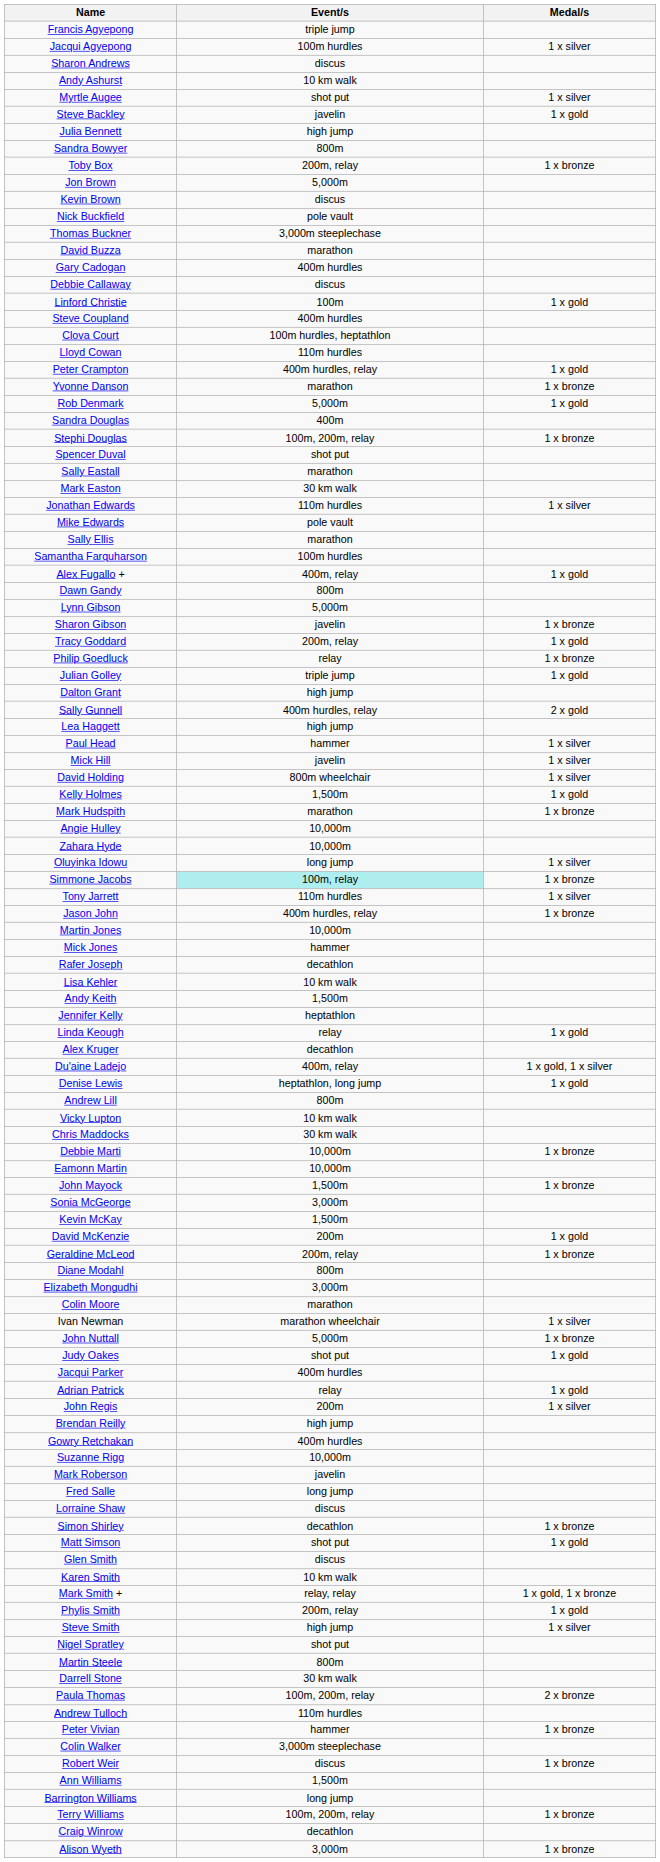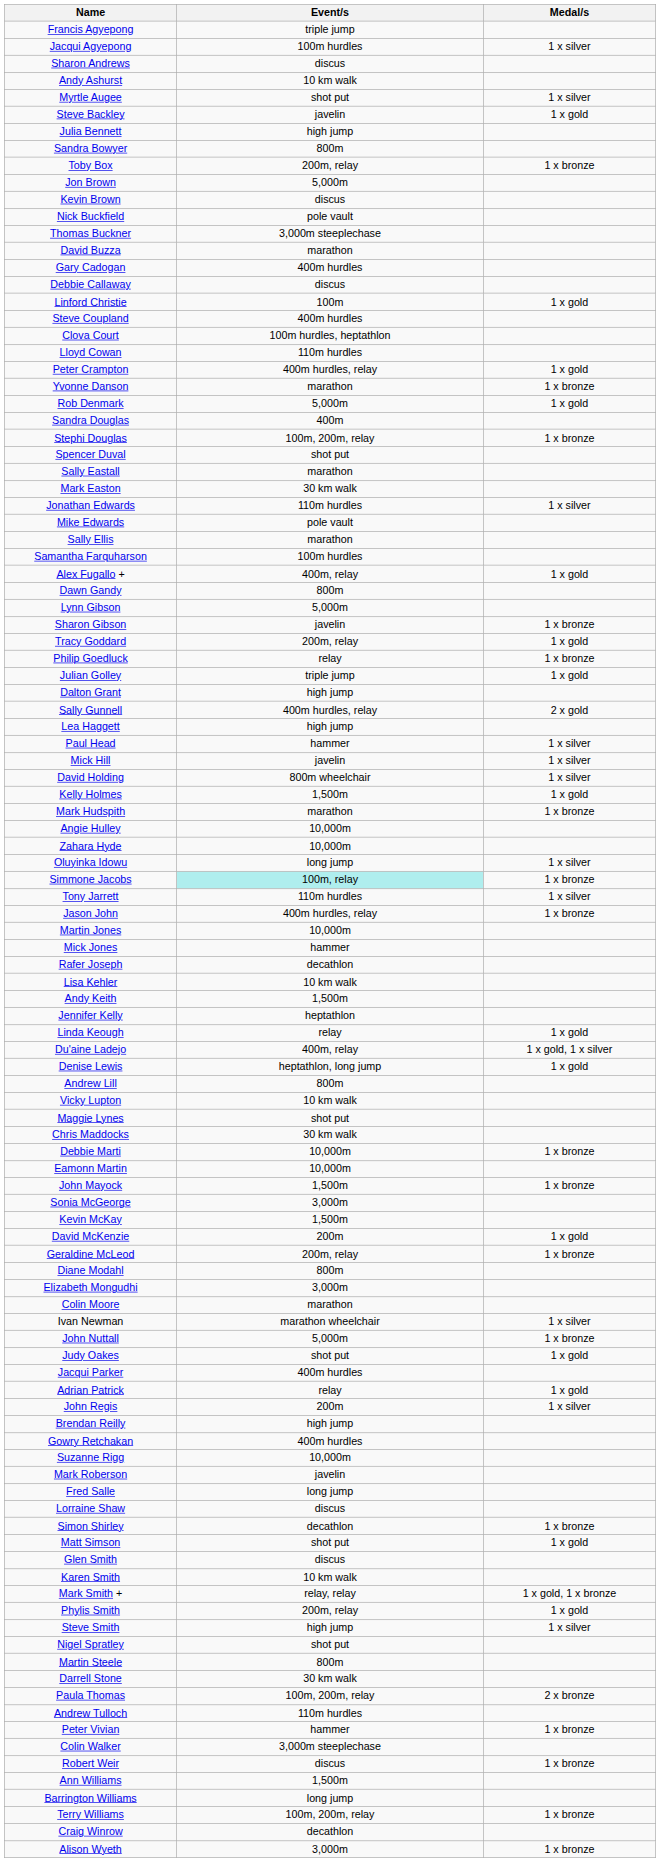- row: (91, 1050)
+ row: (91, 1118)
